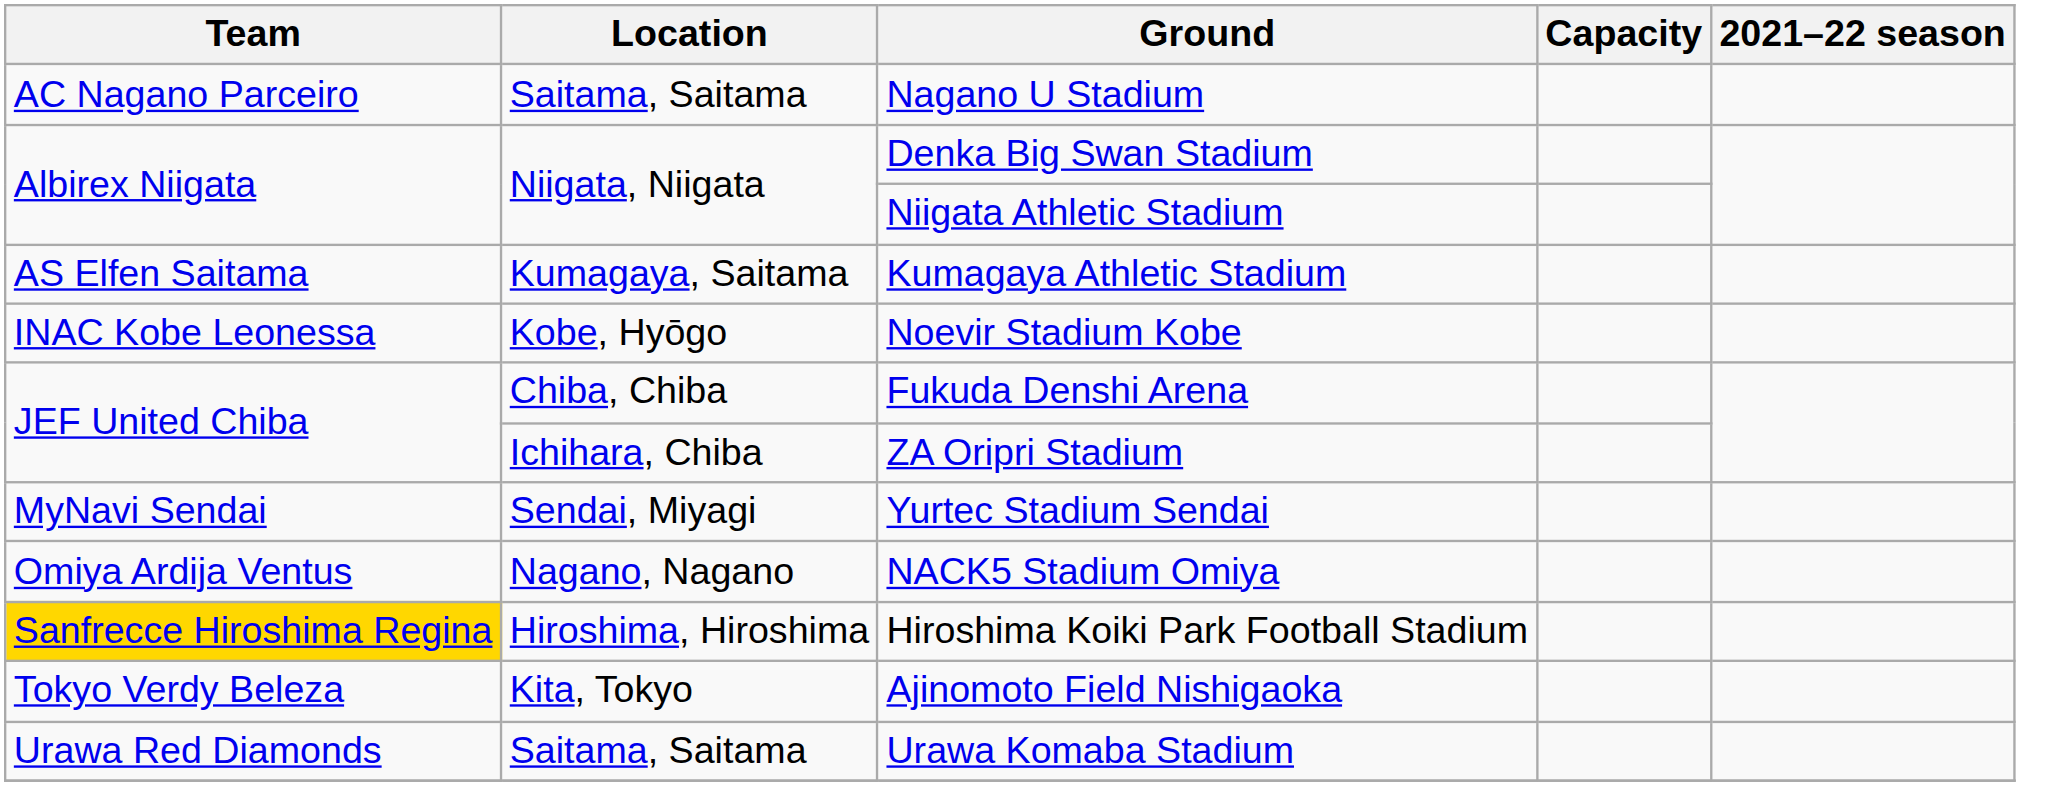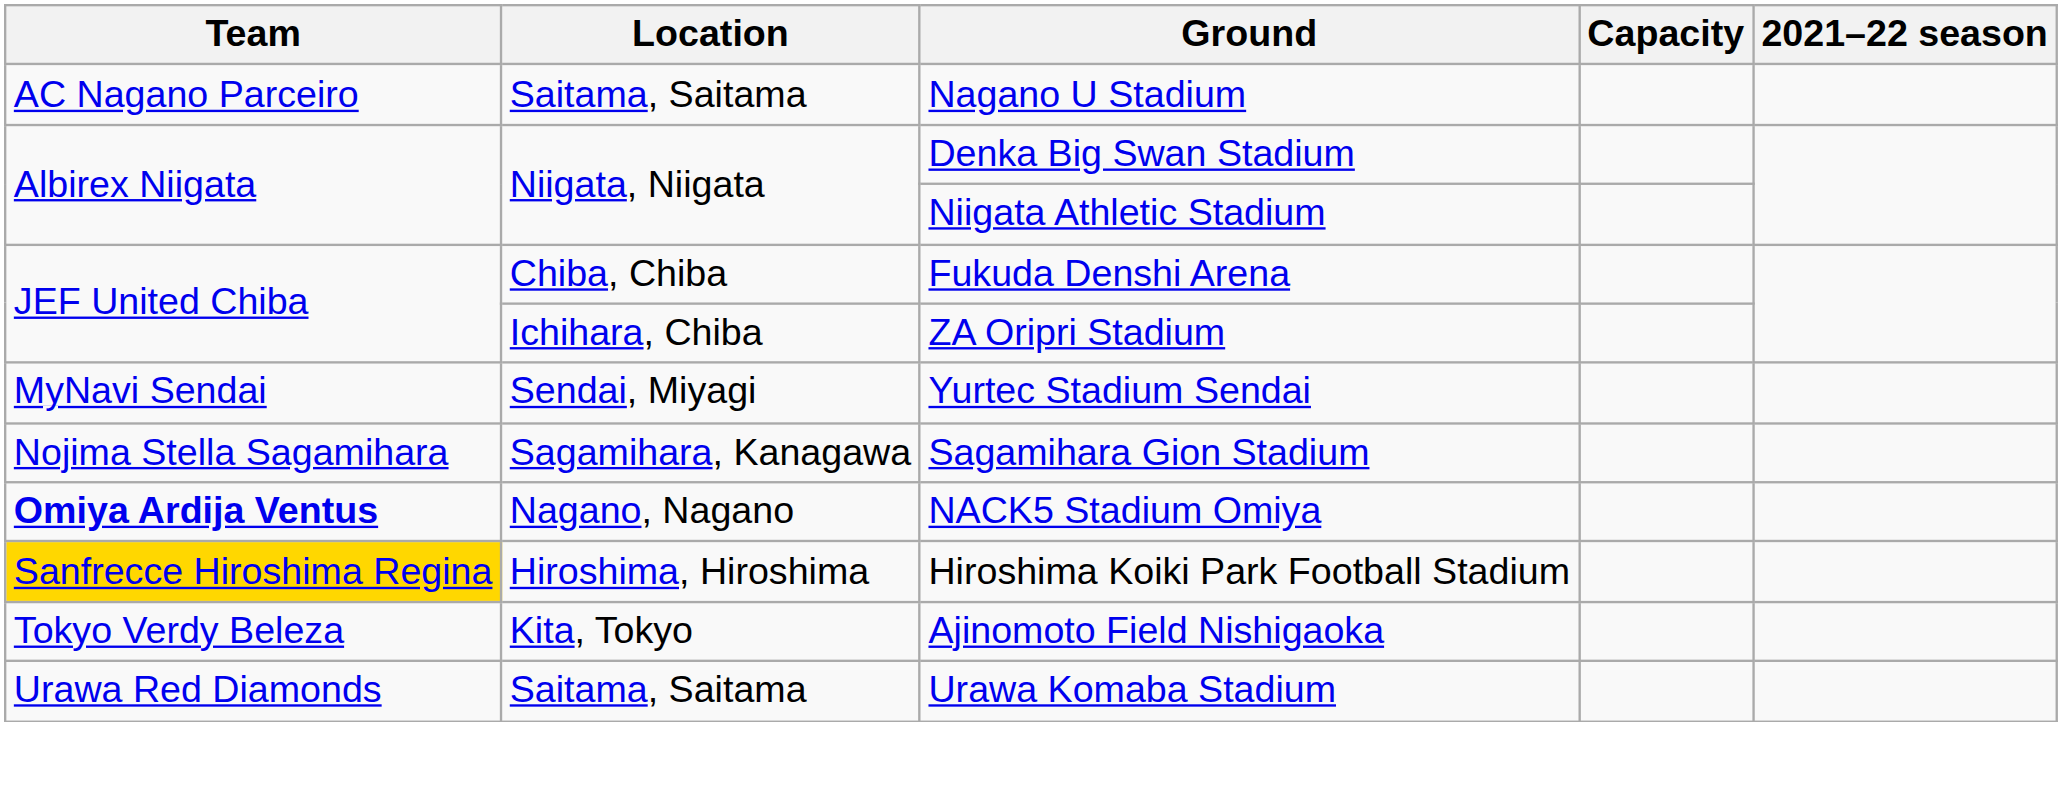- row: (1116, 272)
- row: (1064, 332)
+ row: (1149, 451)
(183, 570) normal -> (196, 511) bold
